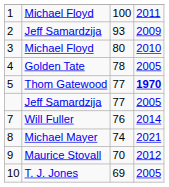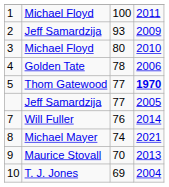(149, 66) 2005 -> (149, 66) 2006
(149, 155) 2012 -> (149, 155) 2013
(149, 173) 2005 -> (149, 173) 2004
